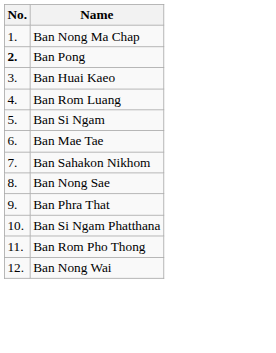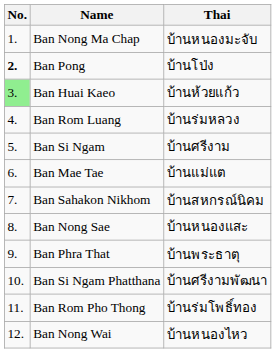+ column: (217, 15)
(12, 78) no background -> (12, 92) lightgreen background
